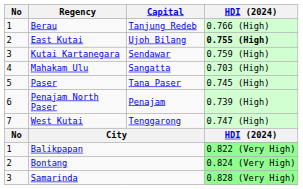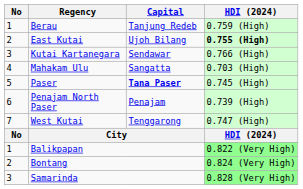(238, 26) 0.766 (High) -> (238, 26) 0.759 (High)
(238, 54) 0.759 (High) -> (238, 54) 0.766 (High)
(155, 82) normal -> (155, 82) bold
